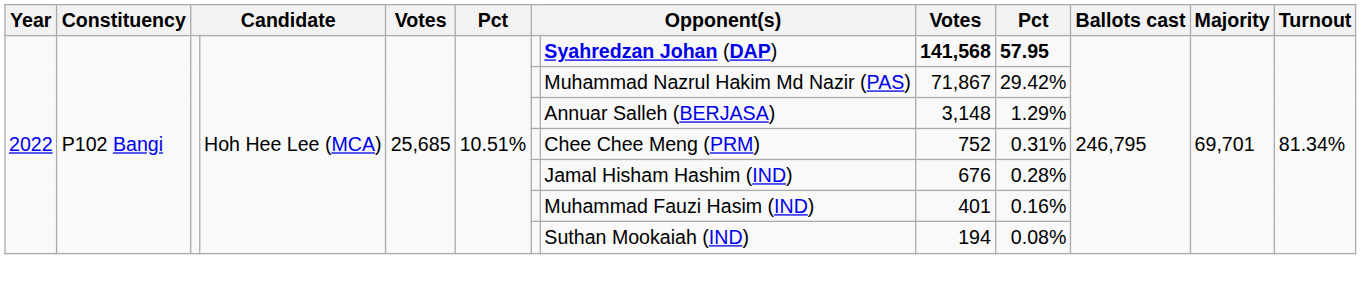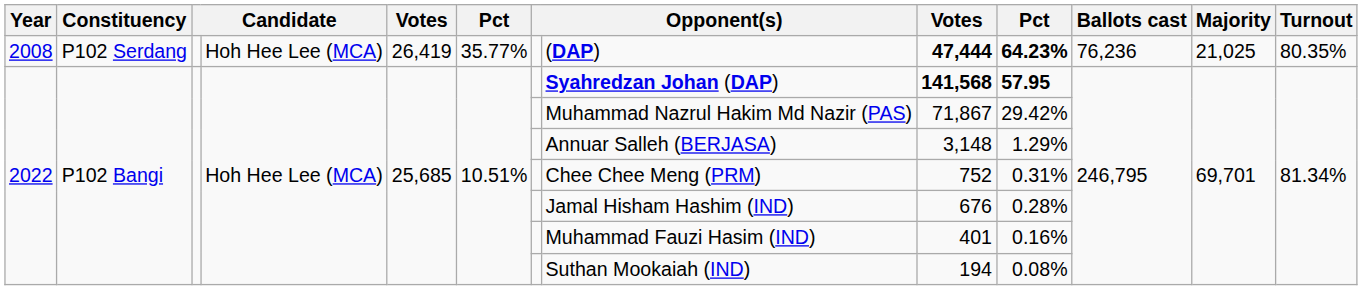+ row: (31, 51)
